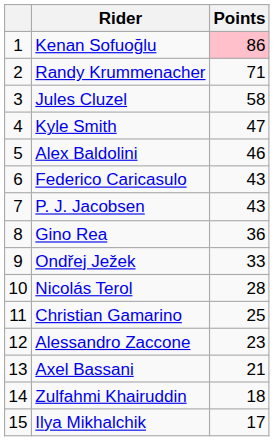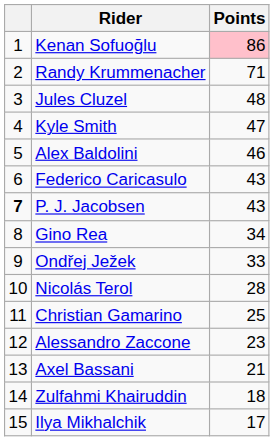(256, 99) 58 -> (256, 99) 48
(18, 207) normal -> (18, 207) bold
(256, 234) 36 -> (256, 234) 34
